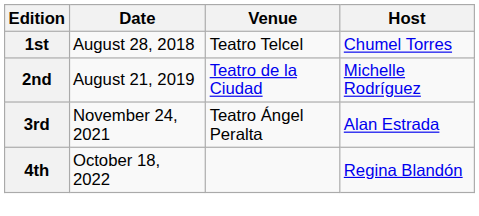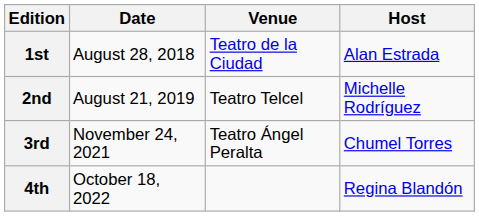(256, 45) Teatro Telcel -> (253, 54) Teatro de la Ciudad
(398, 45) Chumel Torres -> (392, 54) Alan Estrada
(253, 80) Teatro de la Ciudad -> (256, 99) Teatro Telcel
(392, 125) Alan Estrada -> (398, 144) Chumel Torres
